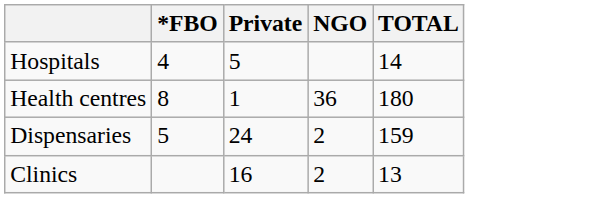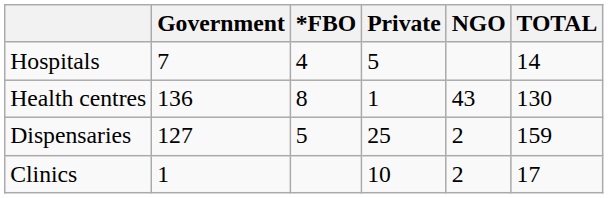+ column: (221, 23)
(325, 98) 36 -> (464, 98) 43
(396, 98) 180 -> (534, 98) 130
(240, 135) 24 -> (379, 135) 25
(240, 173) 16 -> (379, 173) 10
(390, 173) 13 -> (528, 173) 17
